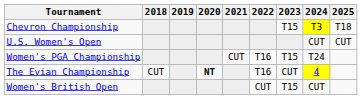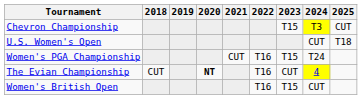(343, 27) T18 -> (343, 27) CUT
(343, 42) CUT -> (343, 42) T18
(263, 87) CUT -> (263, 87) T16
